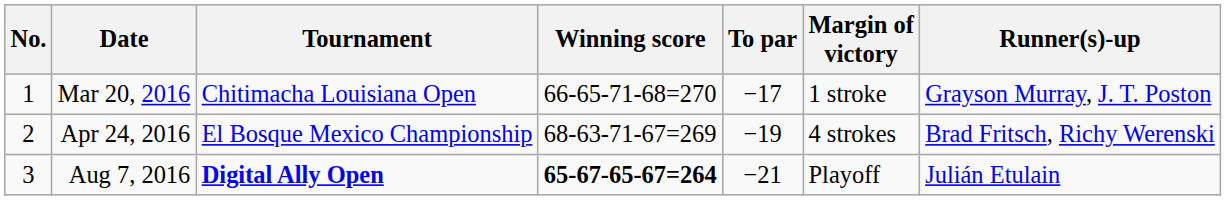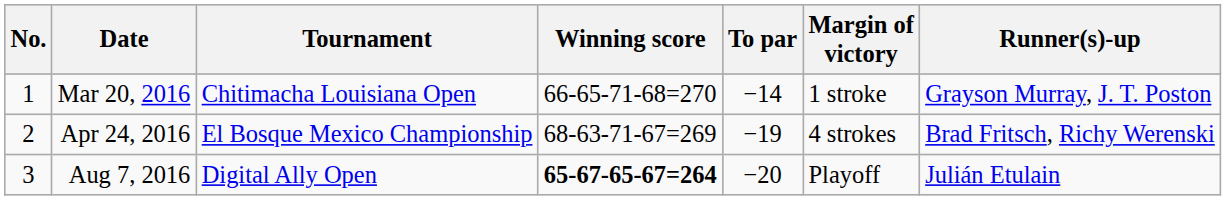(763, 94) −17 -> (763, 94) −14
(293, 174) bold -> (289, 174) normal
(763, 174) −21 -> (763, 174) −20
